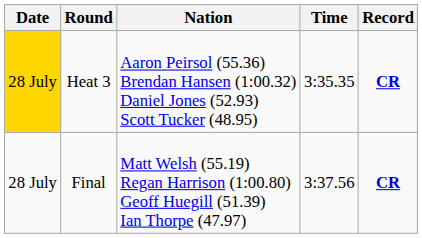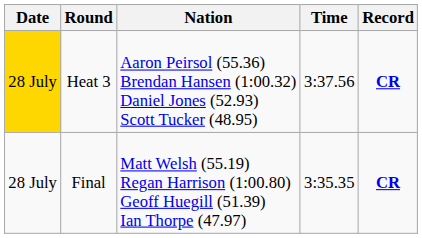(329, 81) 3:35.35 -> (329, 81) 3:37.56
(329, 182) 3:37.56 -> (329, 182) 3:35.35
